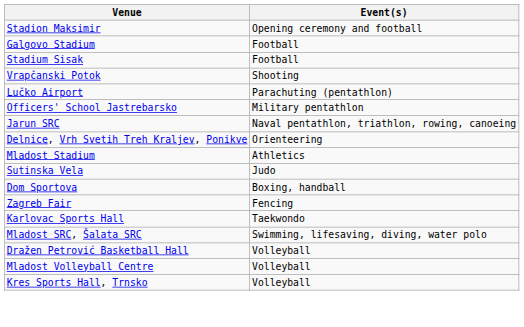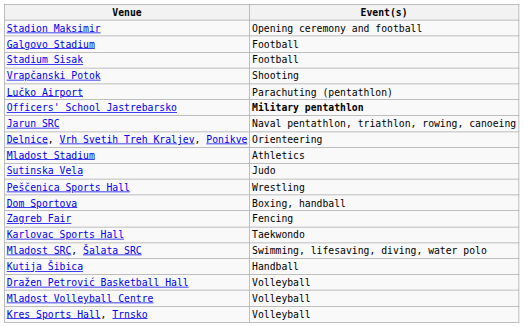(308, 108) normal -> (308, 108) bold
+ row: (68, 187)
+ row: (45, 267)
